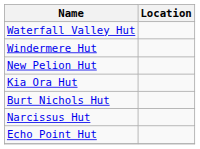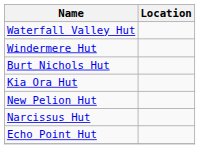rows swapped: (52, 65) <-> (58, 100)
